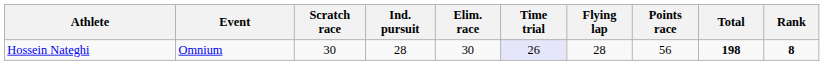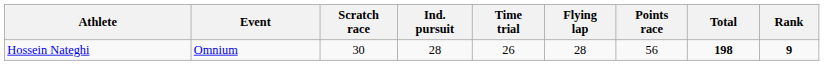- column: (468, 22)
(534, 50) lavender background -> (508, 50) no background
(791, 50) 8 -> (789, 50) 9
